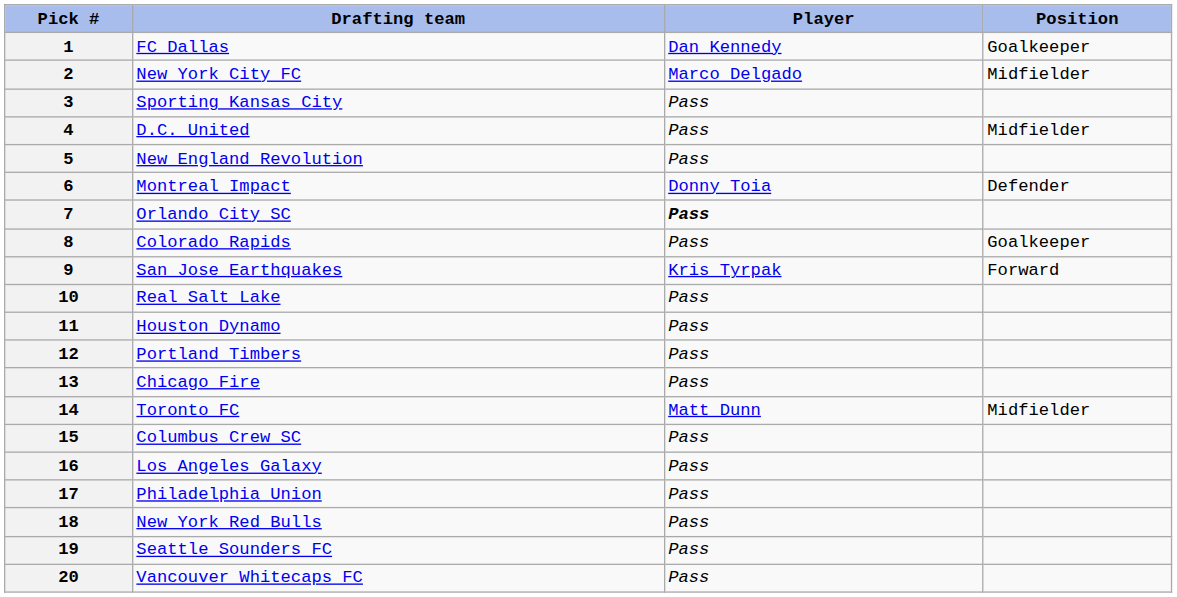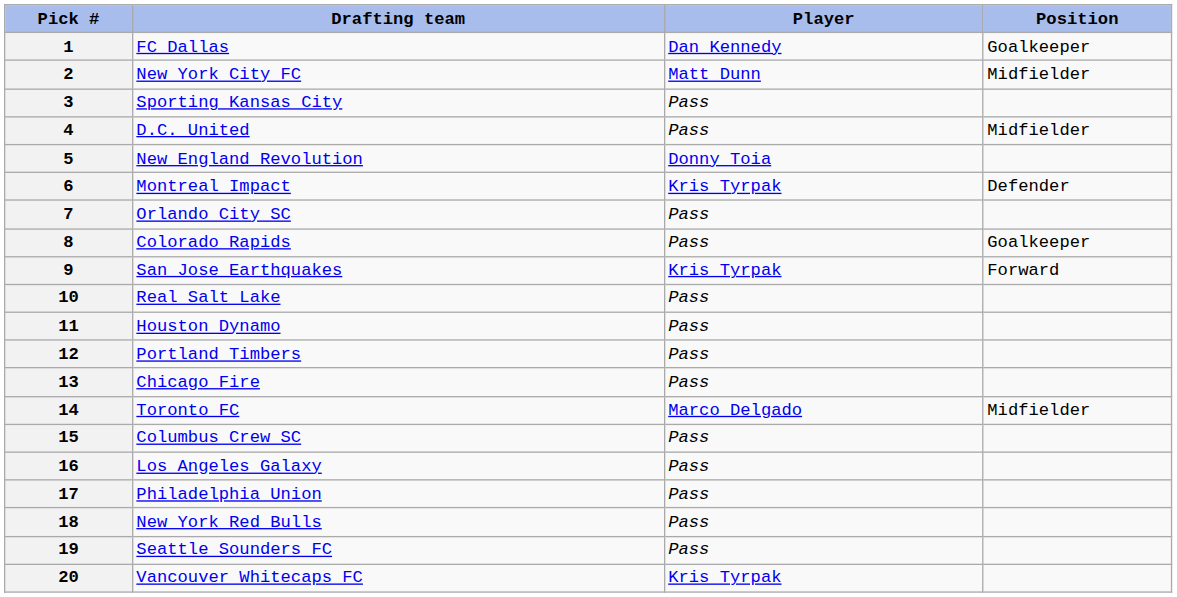(735, 75) Marco Delgado -> (715, 75) Matt Dunn
(689, 158) Pass -> (720, 158) Donny Toia
(720, 186) Donny Toia -> (725, 186) Kris Tyrpak
(689, 214) bold -> (689, 214) normal
(715, 410) Matt Dunn -> (735, 410) Marco Delgado
(689, 578) Pass -> (725, 578) Kris Tyrpak
